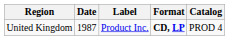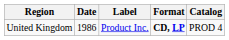(87, 27) 1987 -> (87, 27) 1986
